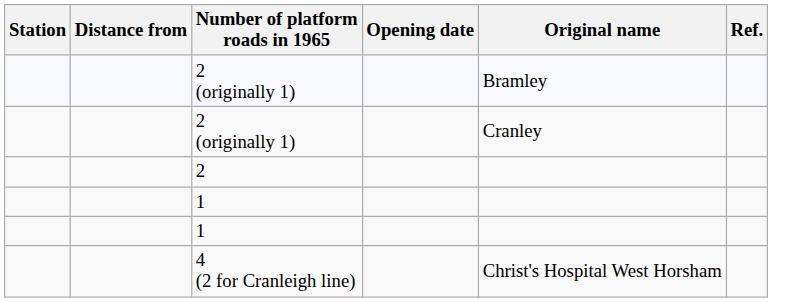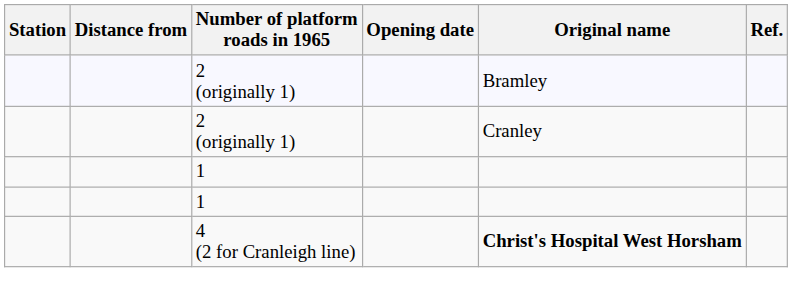- row: (38, 172)
(602, 271) normal -> (612, 241) bold
